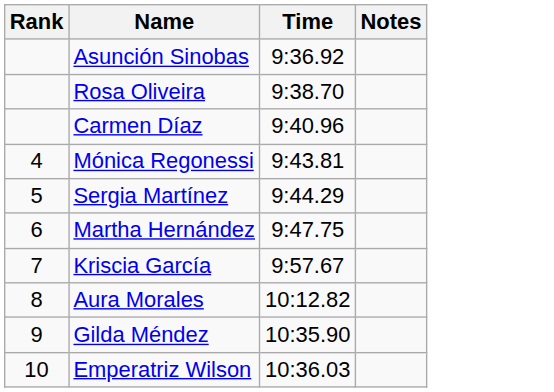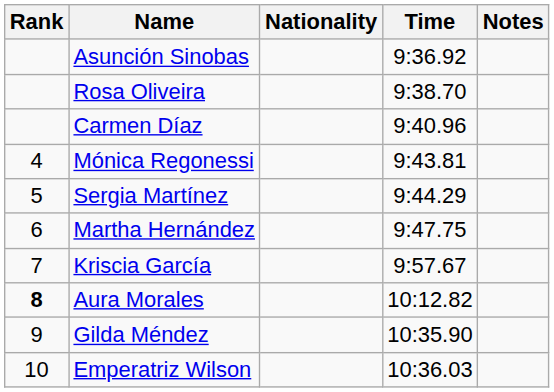+ column: (321, 21)
(37, 299) normal -> (37, 299) bold
